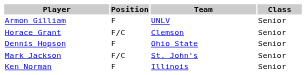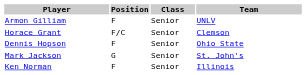columns swapped: (280, 9) <-> (203, 9)
(118, 55) F/C -> (113, 55) G
